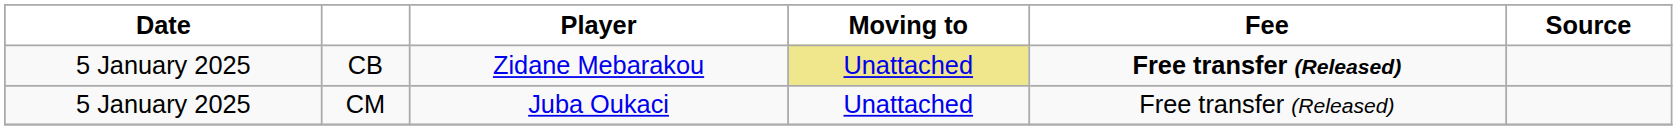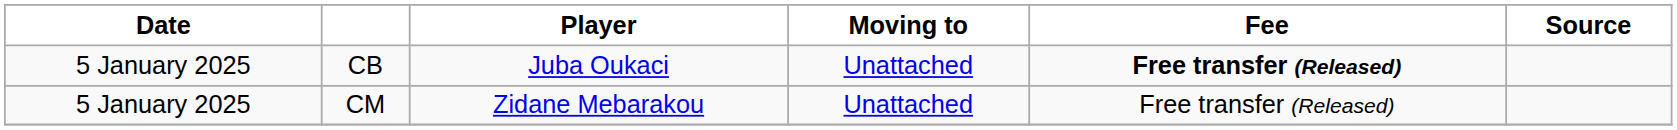(599, 65) Zidane Mebarakou -> (599, 65) Juba Oukaci
(908, 65) khaki background -> (908, 65) no background
(599, 105) Juba Oukaci -> (599, 105) Zidane Mebarakou
